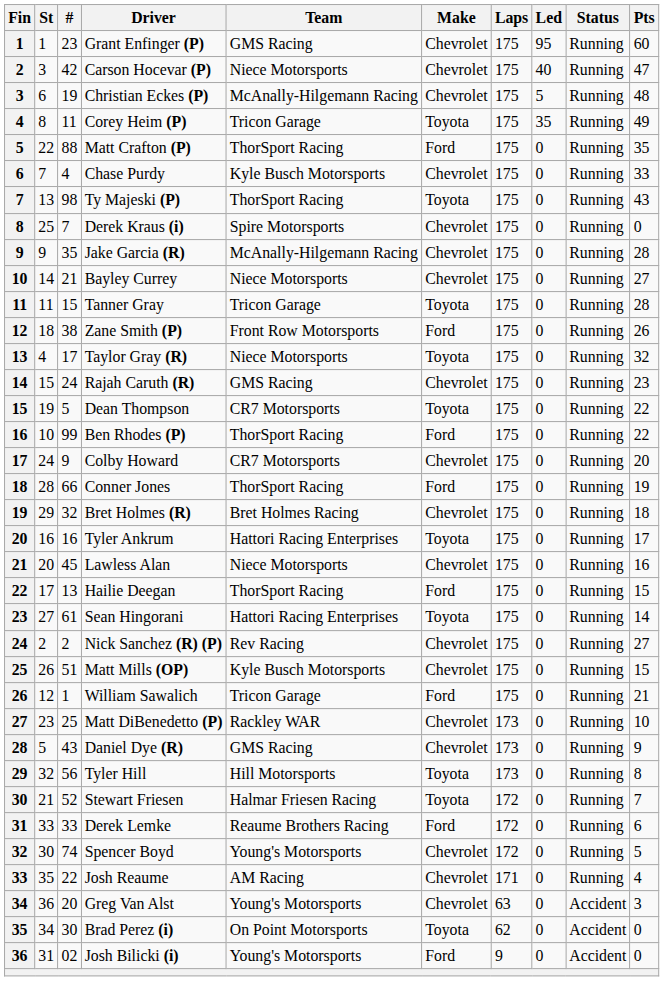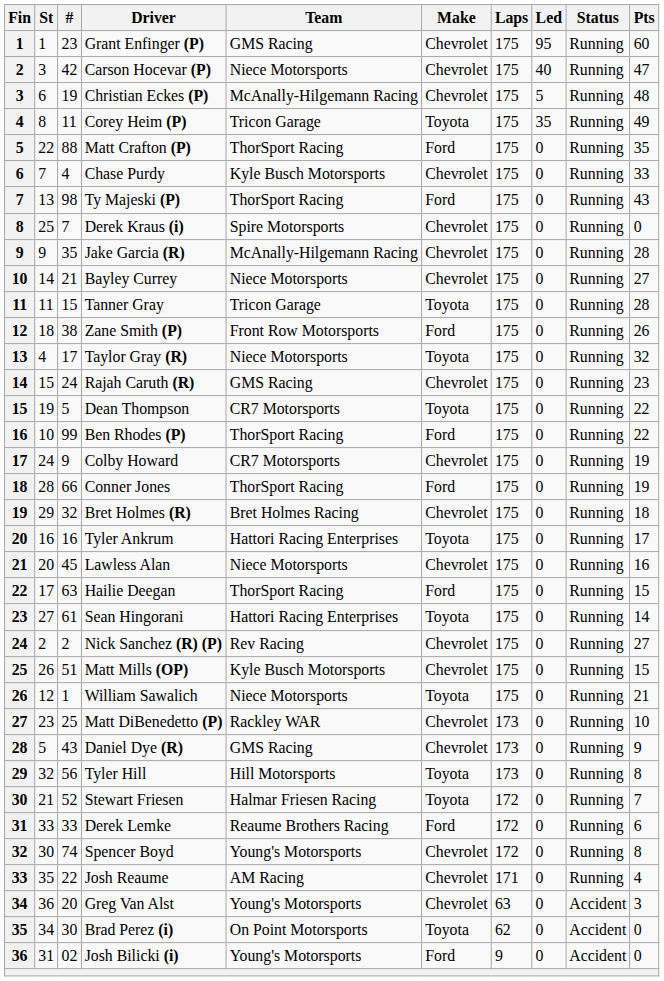(447, 200) Toyota -> (440, 200) Ford
(642, 460) 20 -> (642, 460) 19
(69, 591) 13 -> (69, 591) 63
(275, 695) Tricon Garage -> (289, 695) Niece Motorsports
(440, 695) Ford -> (447, 695) Toyota
(638, 851) 5 -> (638, 851) 8
